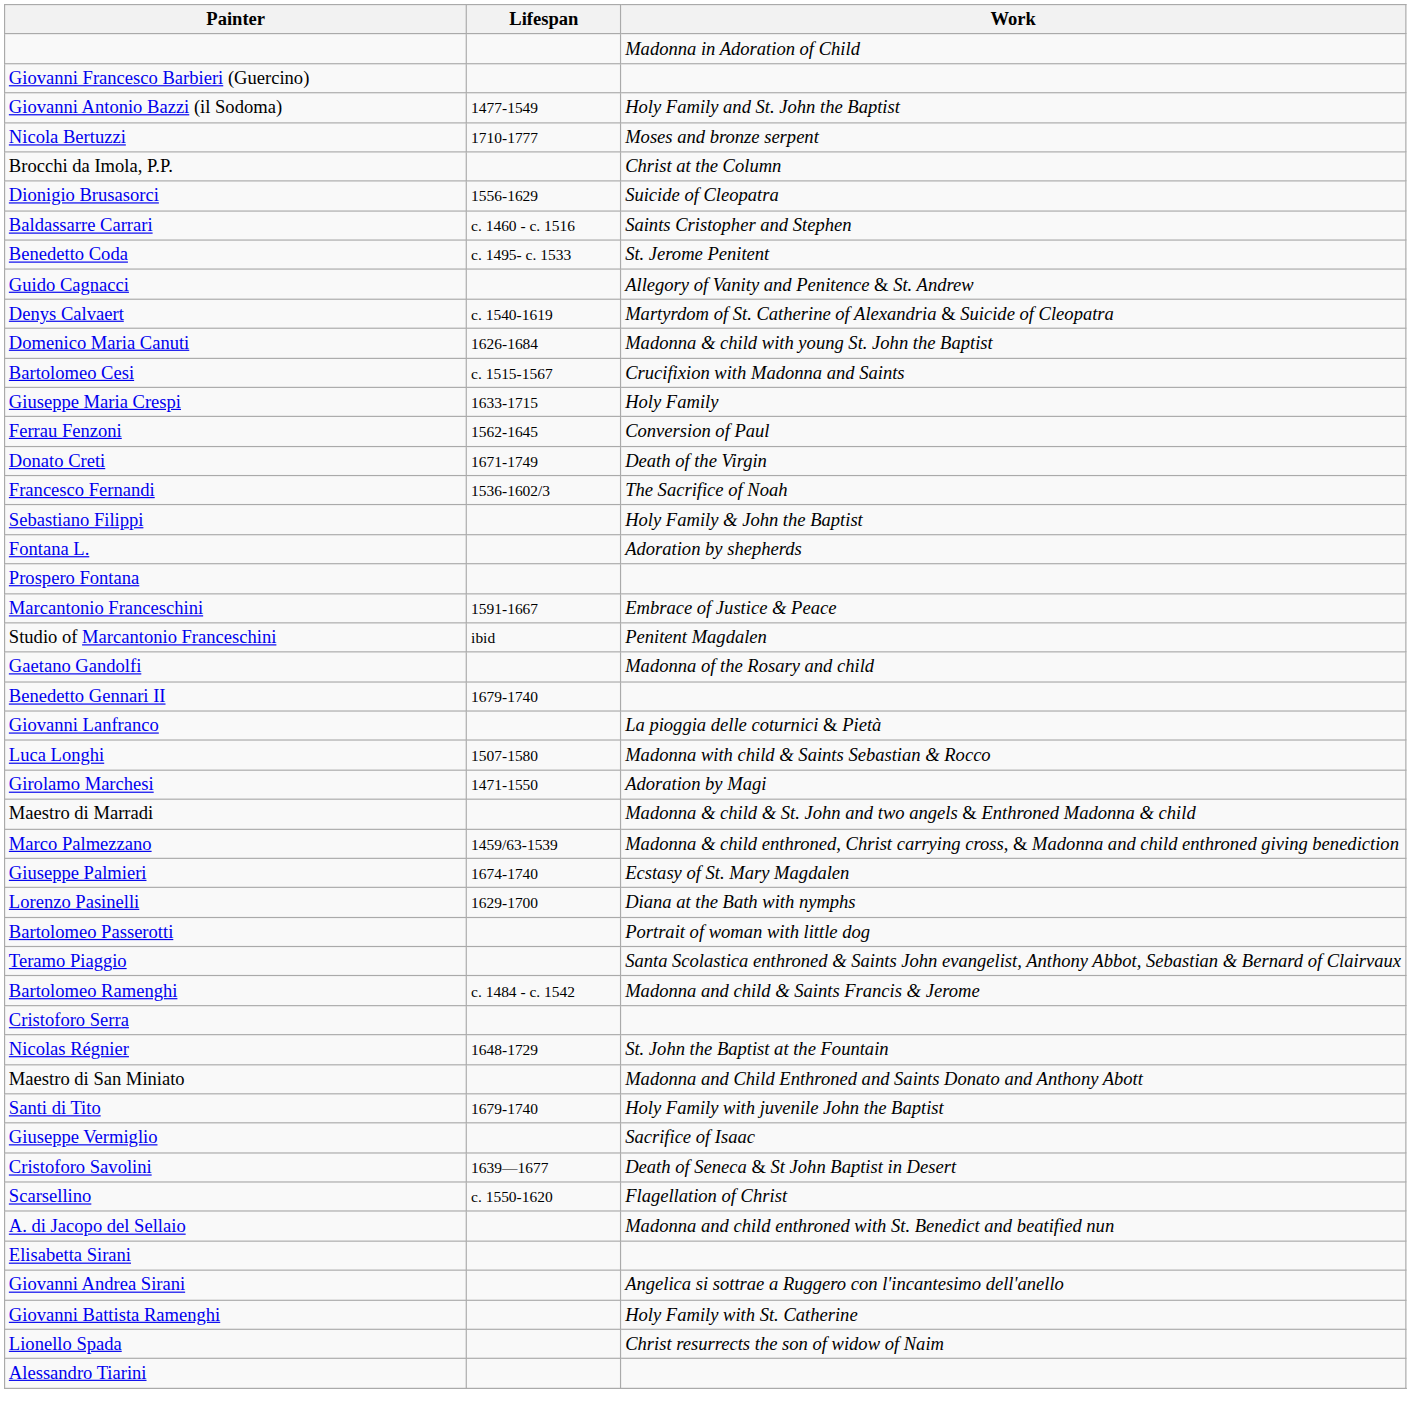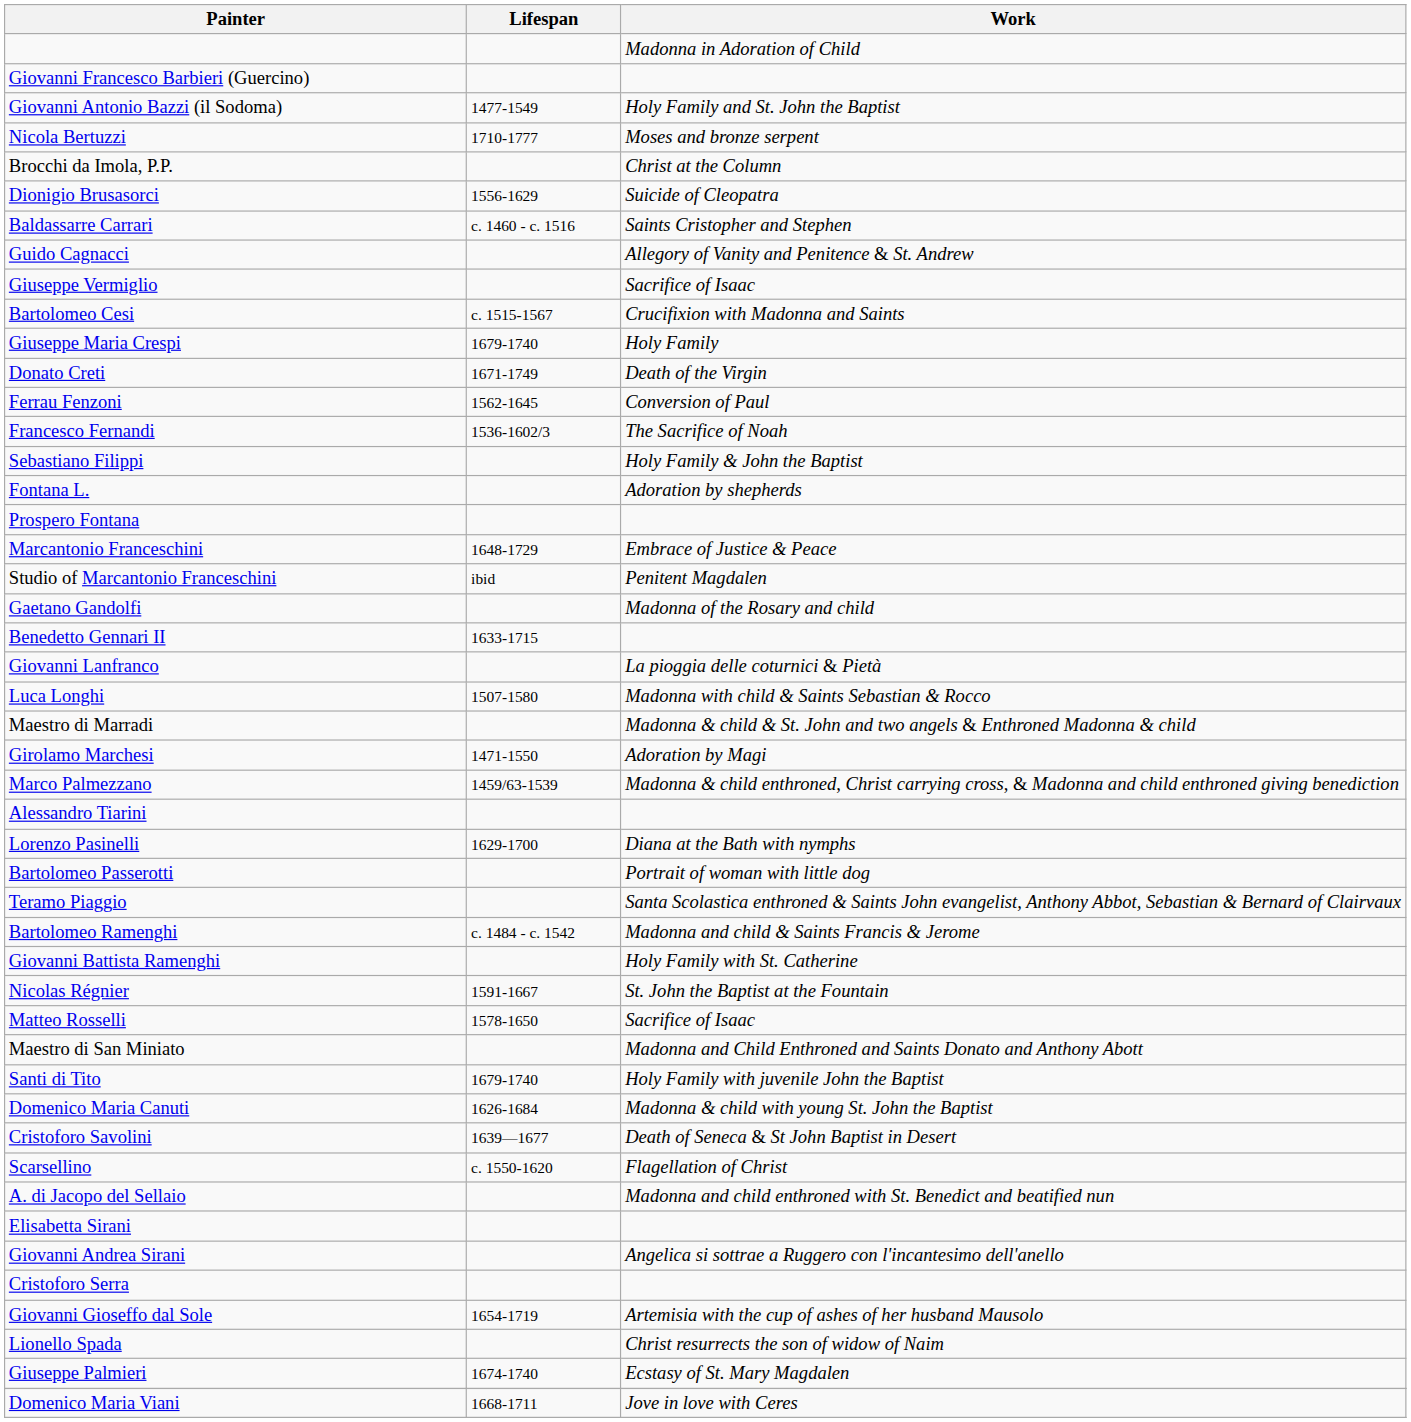- row: (68, 254)
- row: (66, 313)
rows swapped: (99, 343) <-> (83, 1137)
(505, 403) 1633-1715 -> (505, 344) 1679-1740
rows swapped: (57, 460) <-> (65, 431)
(505, 609) 1591-1667 -> (505, 550) 1648-1729
(505, 697) 1679-1740 -> (505, 638) 1633-1715
rows swapped: (81, 784) <-> (81, 813)
rows swapped: (78, 872) <-> (78, 1373)
rows swapped: (115, 1314) <-> (69, 1020)
(505, 1050) 1648-1729 -> (505, 991) 1591-1667
+ row: (67, 1020)
+ row: (110, 1314)
+ row: (94, 1402)
